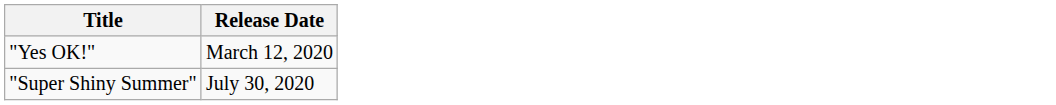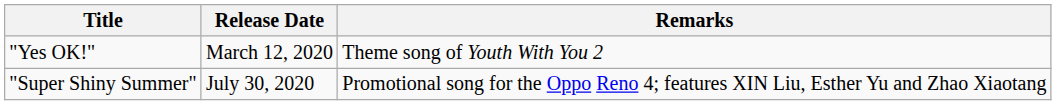+ column: (694, 20)
